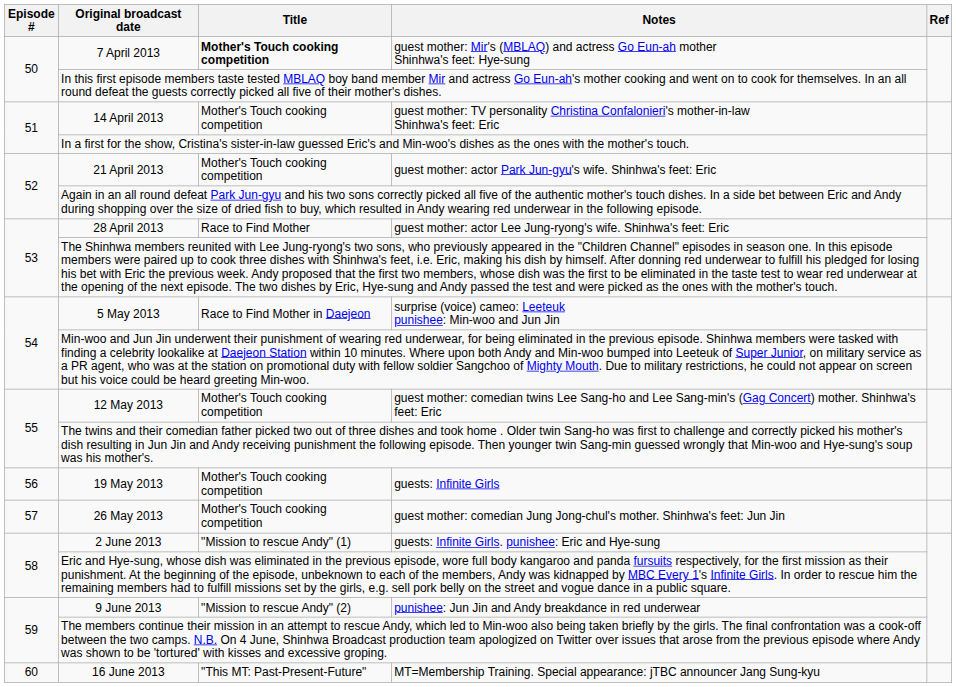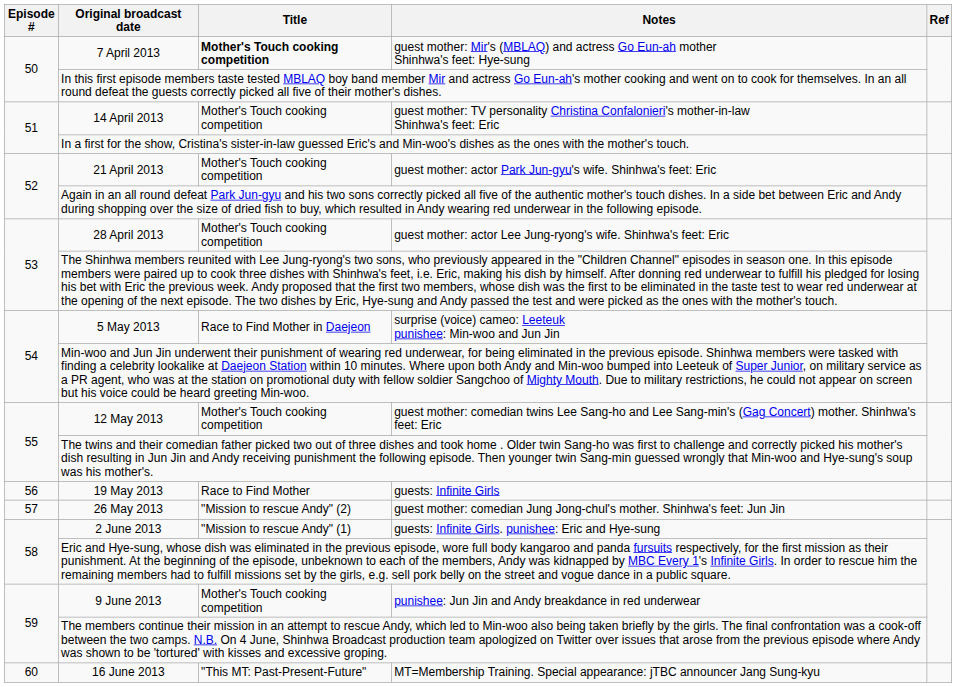(255, 228) Race to Find Mother -> (264, 234) Mother's Touch cooking competition
(264, 484) Mother's Touch cooking competition -> (255, 490) Race to Find Mother
(264, 516) Mother's Touch cooking competition -> (276, 509) "Mission to rescue Andy" (2)
(276, 607) "Mission to rescue Andy" (2) -> (264, 600) Mother's Touch cooking competition
